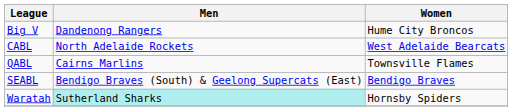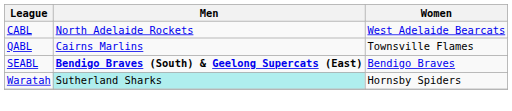- row: (23, 30)
(209, 81) normal -> (209, 64) bold
